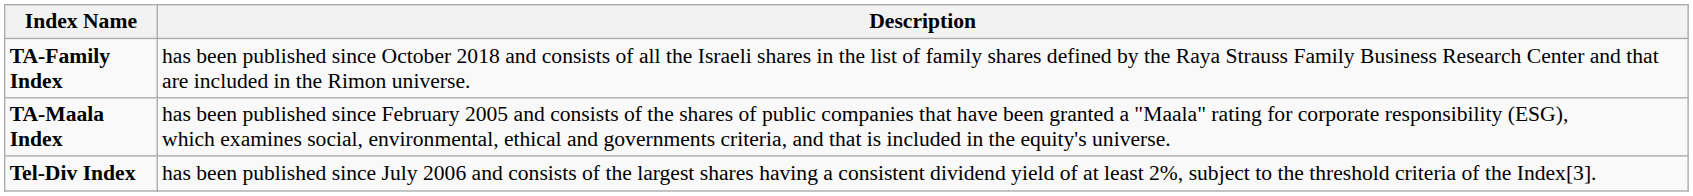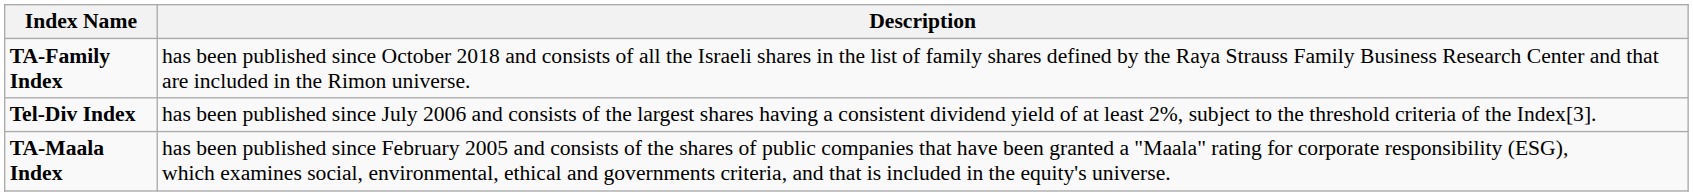rows swapped: (73, 172) <-> (57, 126)
